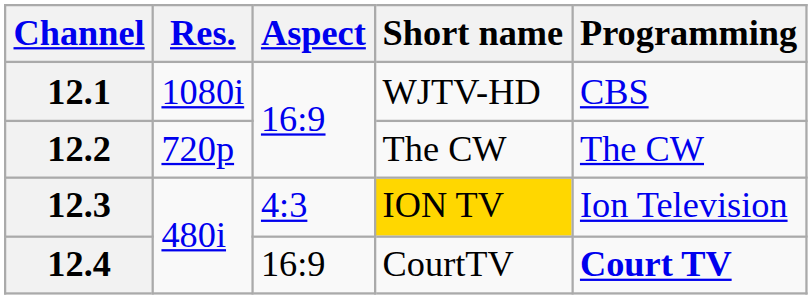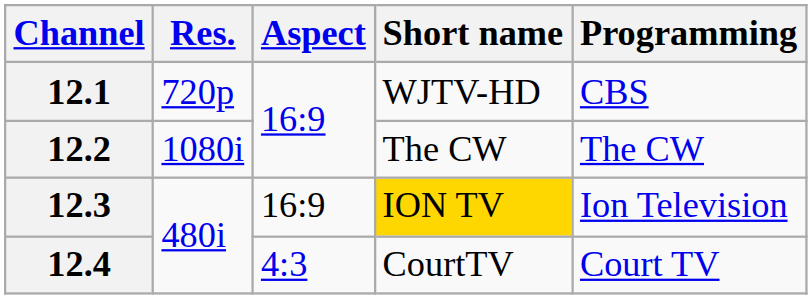(203, 90) 1080i -> (198, 90) 720p
(198, 148) 720p -> (203, 148) 1080i
(284, 206) 4:3 -> (293, 206) 16:9
(293, 263) 16:9 -> (284, 263) 4:3
(656, 263) bold -> (650, 263) normal
